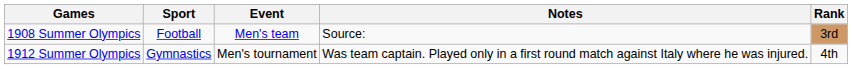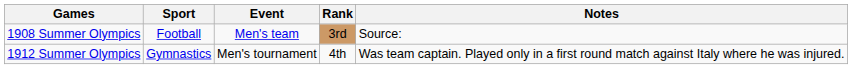columns swapped: (829, 14) <-> (565, 14)
